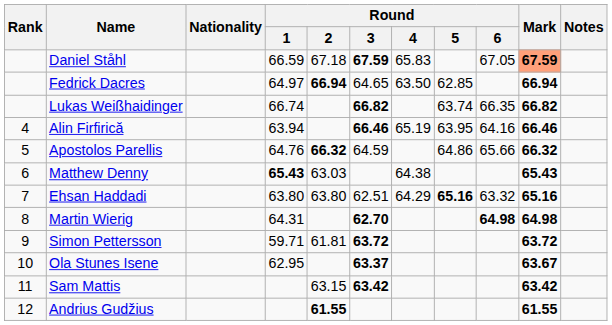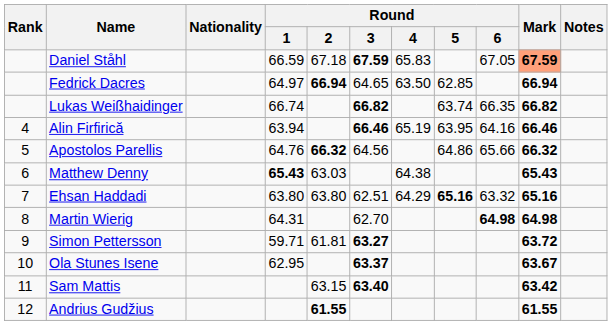(371, 151) 64.59 -> (371, 151) 64.56
(371, 219) bold -> (371, 219) normal
(371, 241) 63.72 -> (371, 241) 63.27
(371, 286) 63.42 -> (371, 286) 63.40
